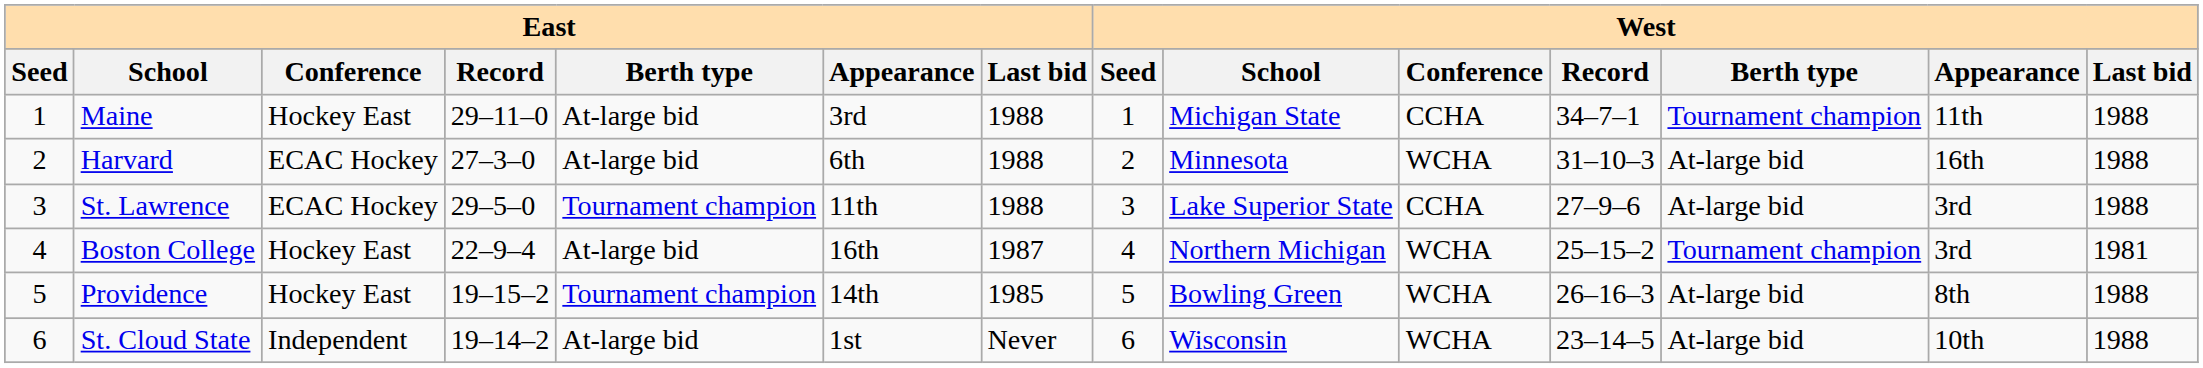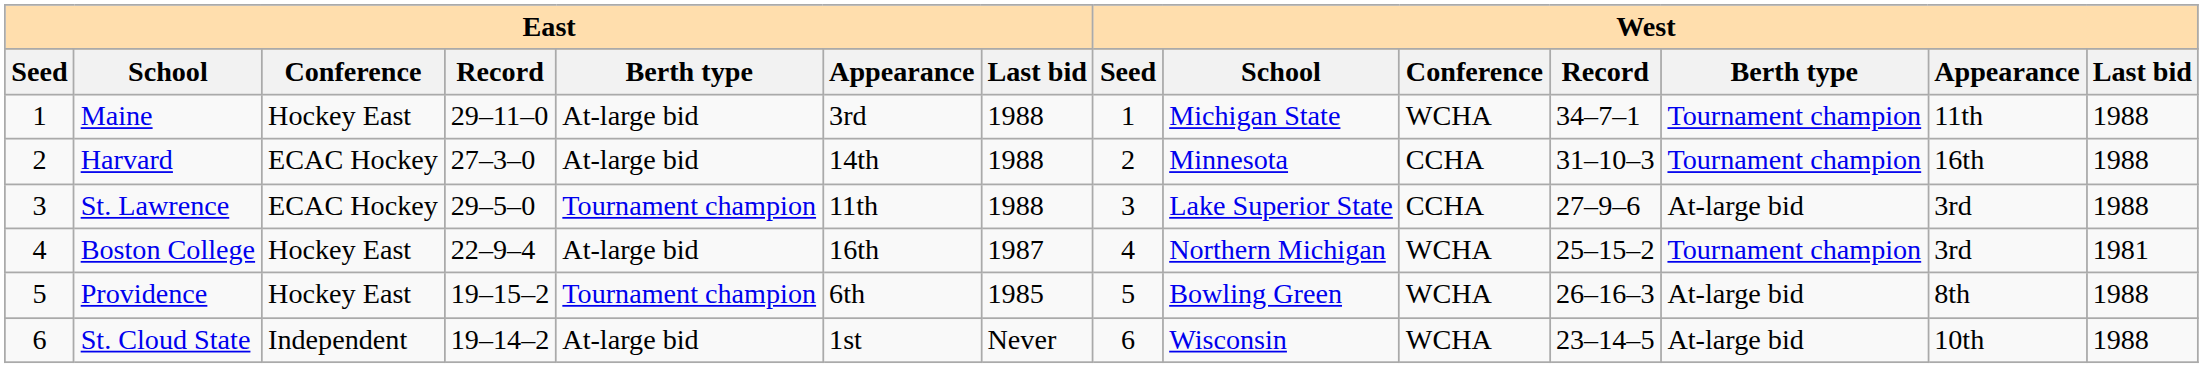(1445, 116) CCHA -> (1449, 116) WCHA
(847, 160) 6th -> (854, 160) 14th
(1449, 160) WCHA -> (1445, 160) CCHA
(1736, 160) At-large bid -> (1794, 160) Tournament champion
(854, 294) 14th -> (847, 294) 6th
